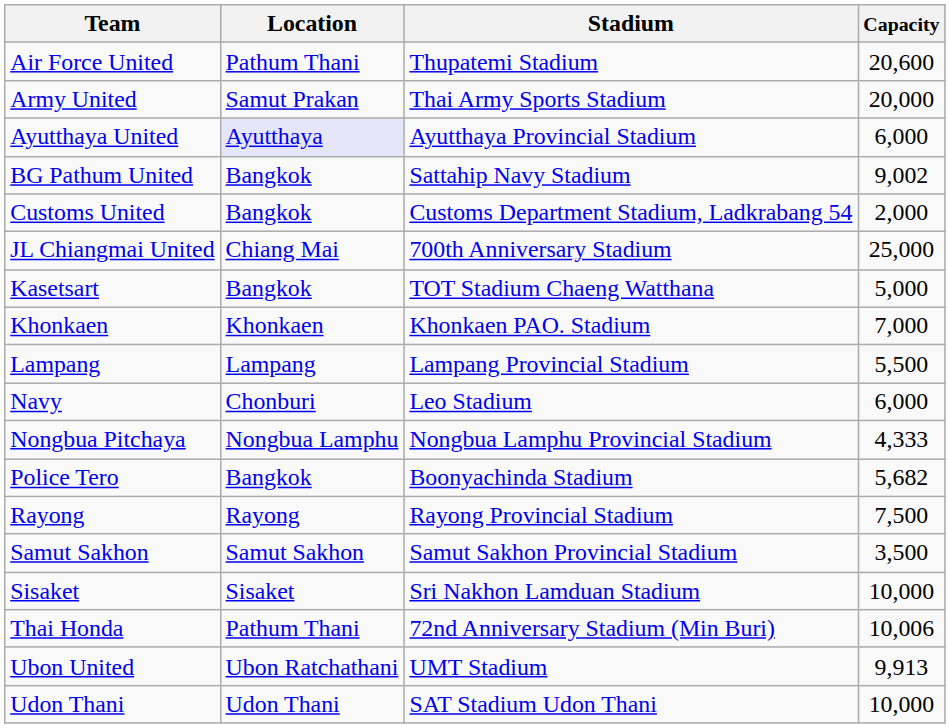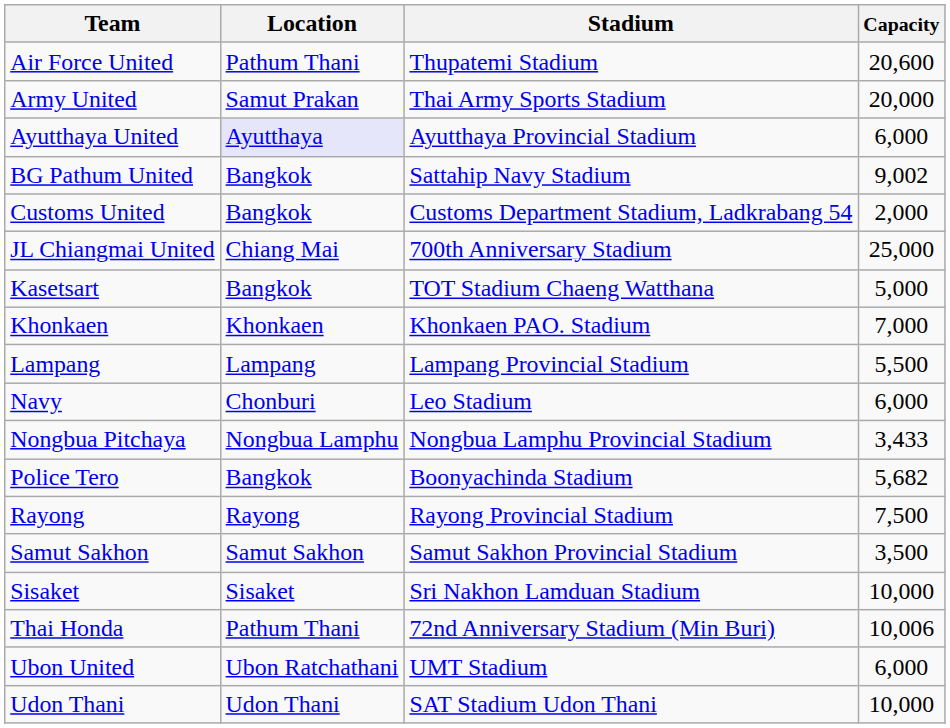(901, 439) 4,333 -> (901, 439) 3,433
(901, 666) 9,913 -> (901, 666) 6,000
